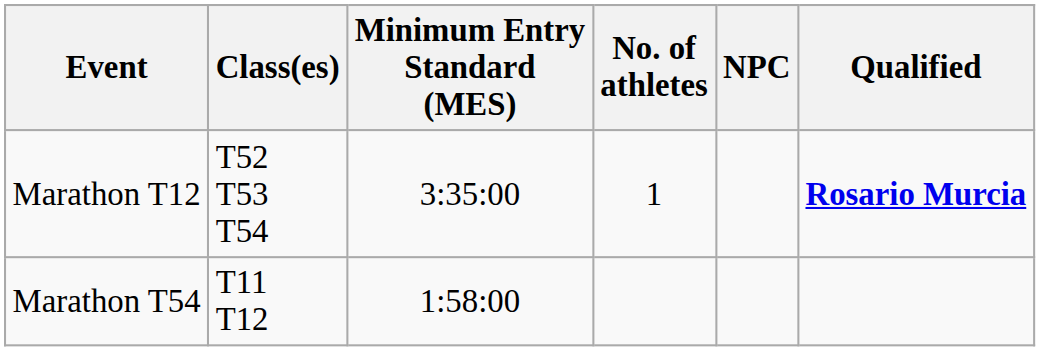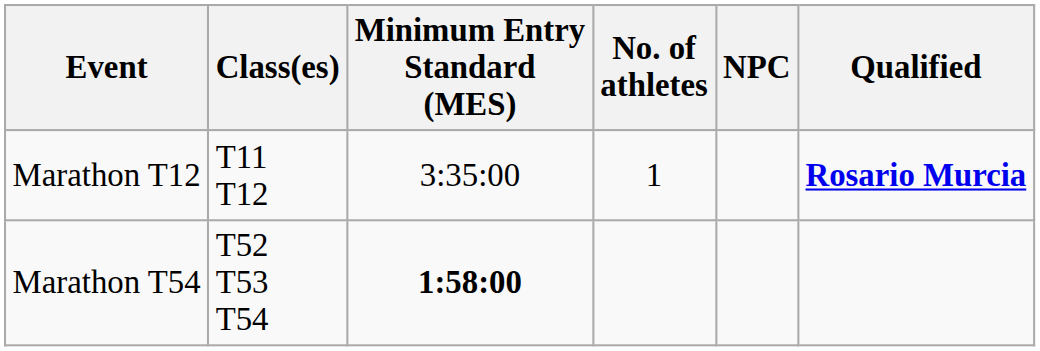(242, 193) T52 T53 T54 -> (242, 174) T11 T12
(242, 300) T11 T12 -> (242, 282) T52 T53 T54
(470, 300) normal -> (470, 282) bold
